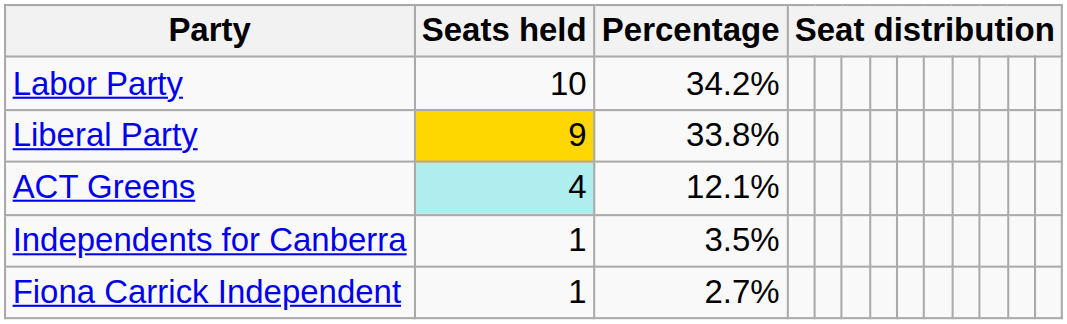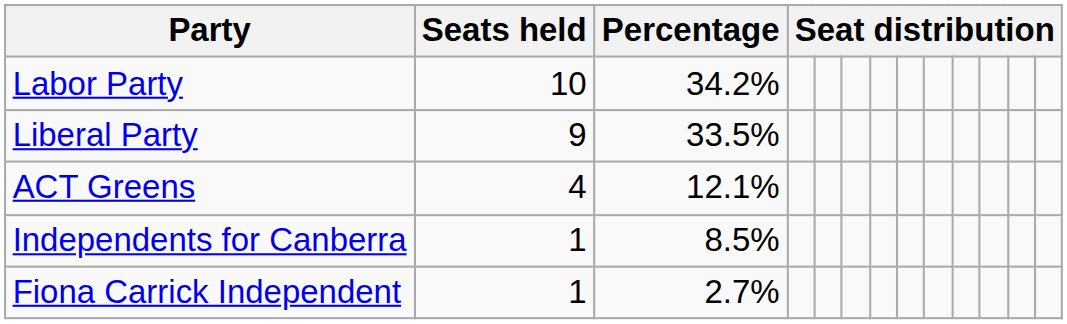(577, 135) gold background -> (577, 135) no background
(733, 135) 33.8% -> (733, 135) 33.5%
(577, 187) paleturquoise background -> (577, 187) no background
(742, 239) 3.5% -> (742, 239) 8.5%
